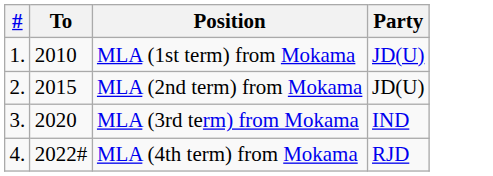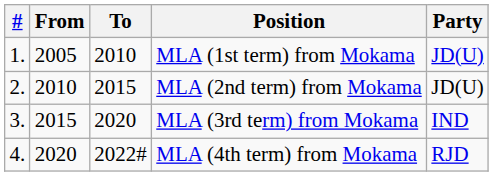+ column: (60, 21)
